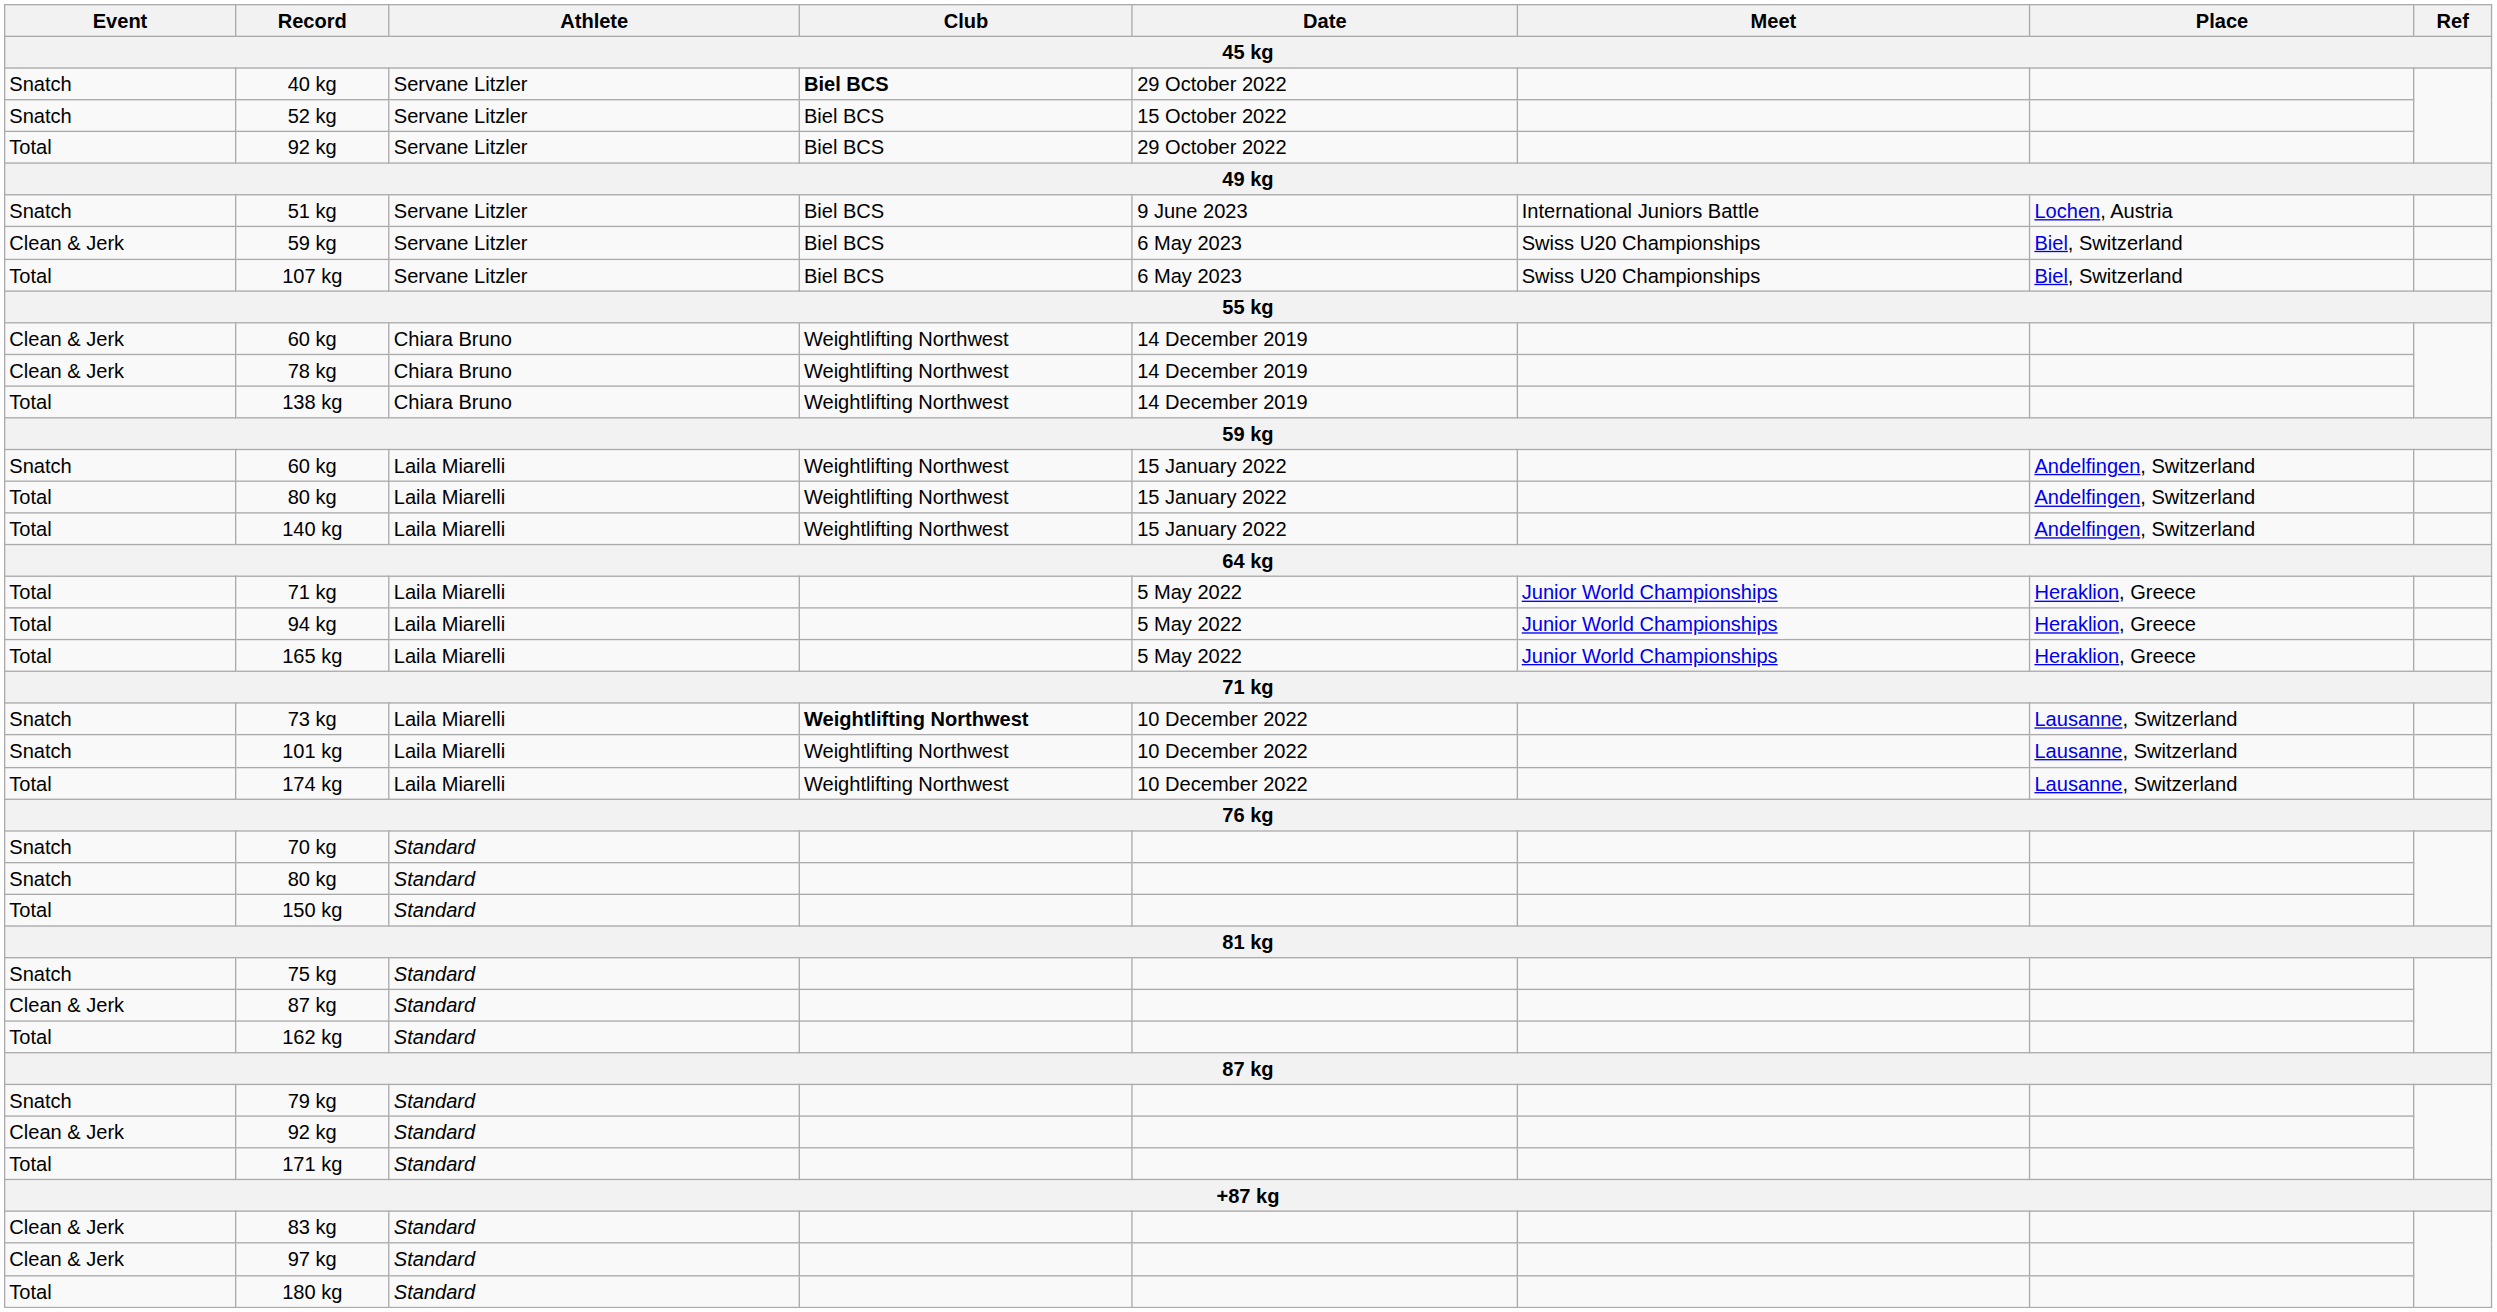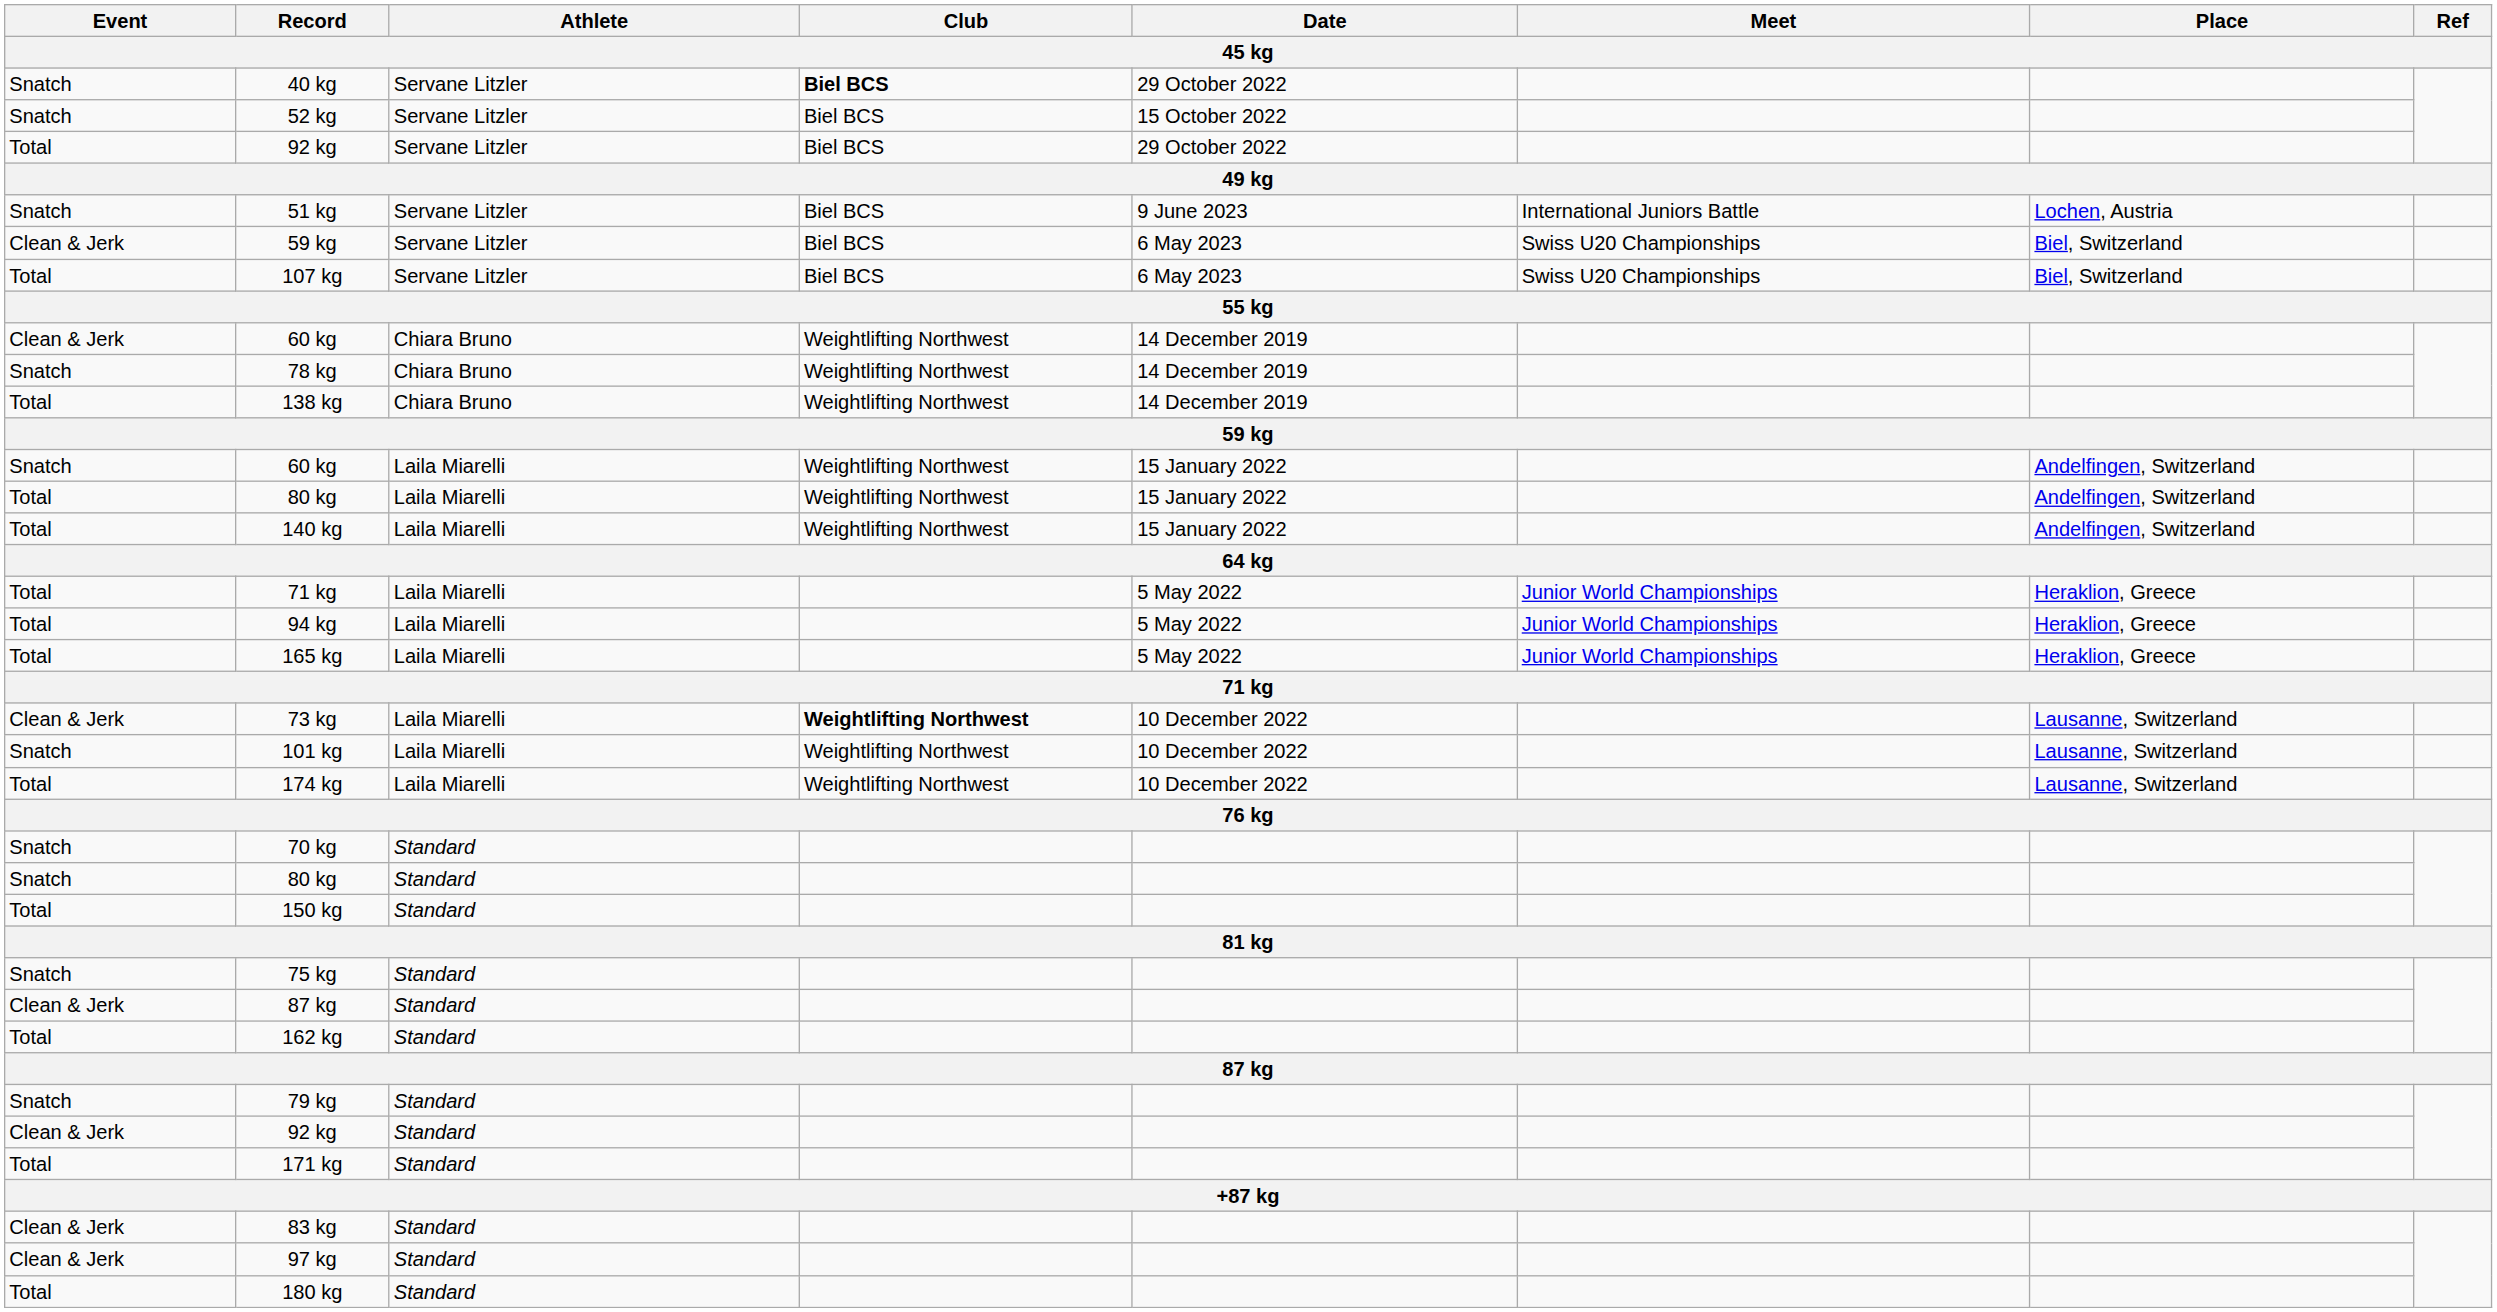(67, 370) Clean & Jerk -> (41, 370) Snatch
(41, 720) Snatch -> (67, 720) Clean & Jerk
